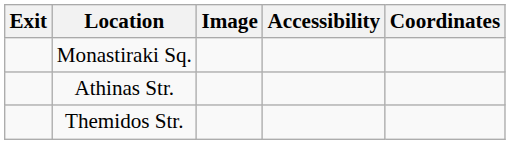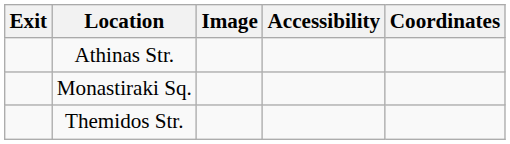rows swapped: (124, 54) <-> (124, 88)
